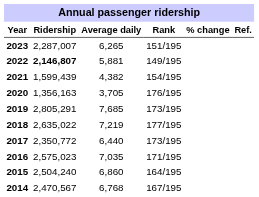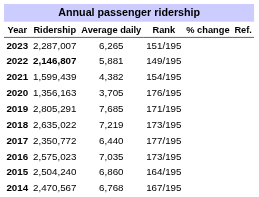(164, 109) 173/195 -> (164, 109) 171/195
(164, 124) 177/195 -> (164, 124) 173/195
(164, 140) 173/195 -> (164, 140) 177/195
(164, 156) 171/195 -> (164, 156) 173/195
